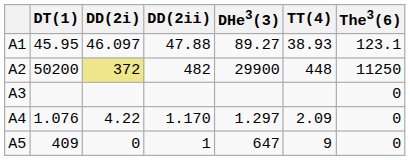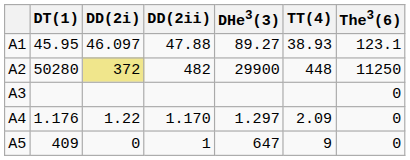(56, 70) 50200 -> (56, 70) 50280
(56, 119) 1.076 -> (56, 119) 1.176
(122, 119) 4.22 -> (122, 119) 1.22
